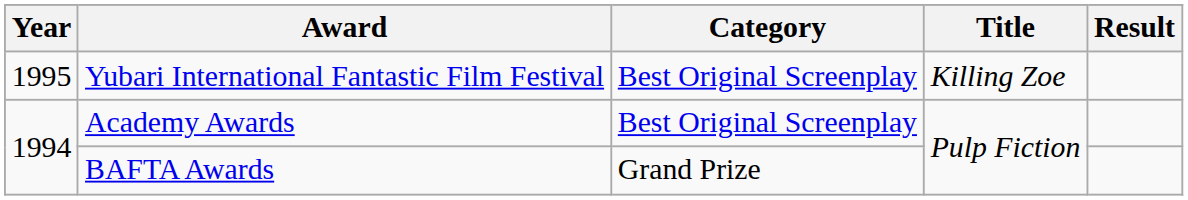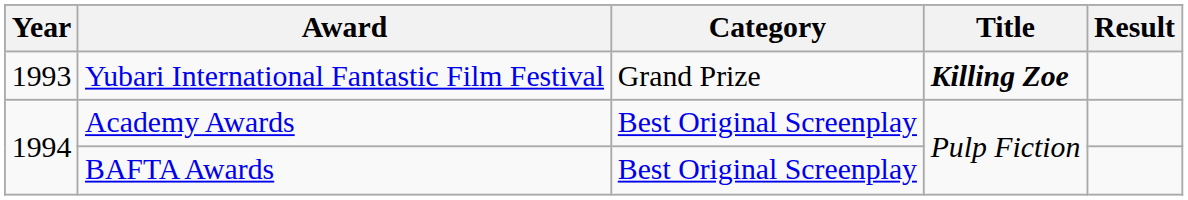(42, 75) 1995 -> (42, 75) 1993
(767, 75) Best Original Screenplay -> (689, 75) Grand Prize
(998, 75) normal -> (1000, 75) bold
(689, 169) Grand Prize -> (767, 169) Best Original Screenplay
